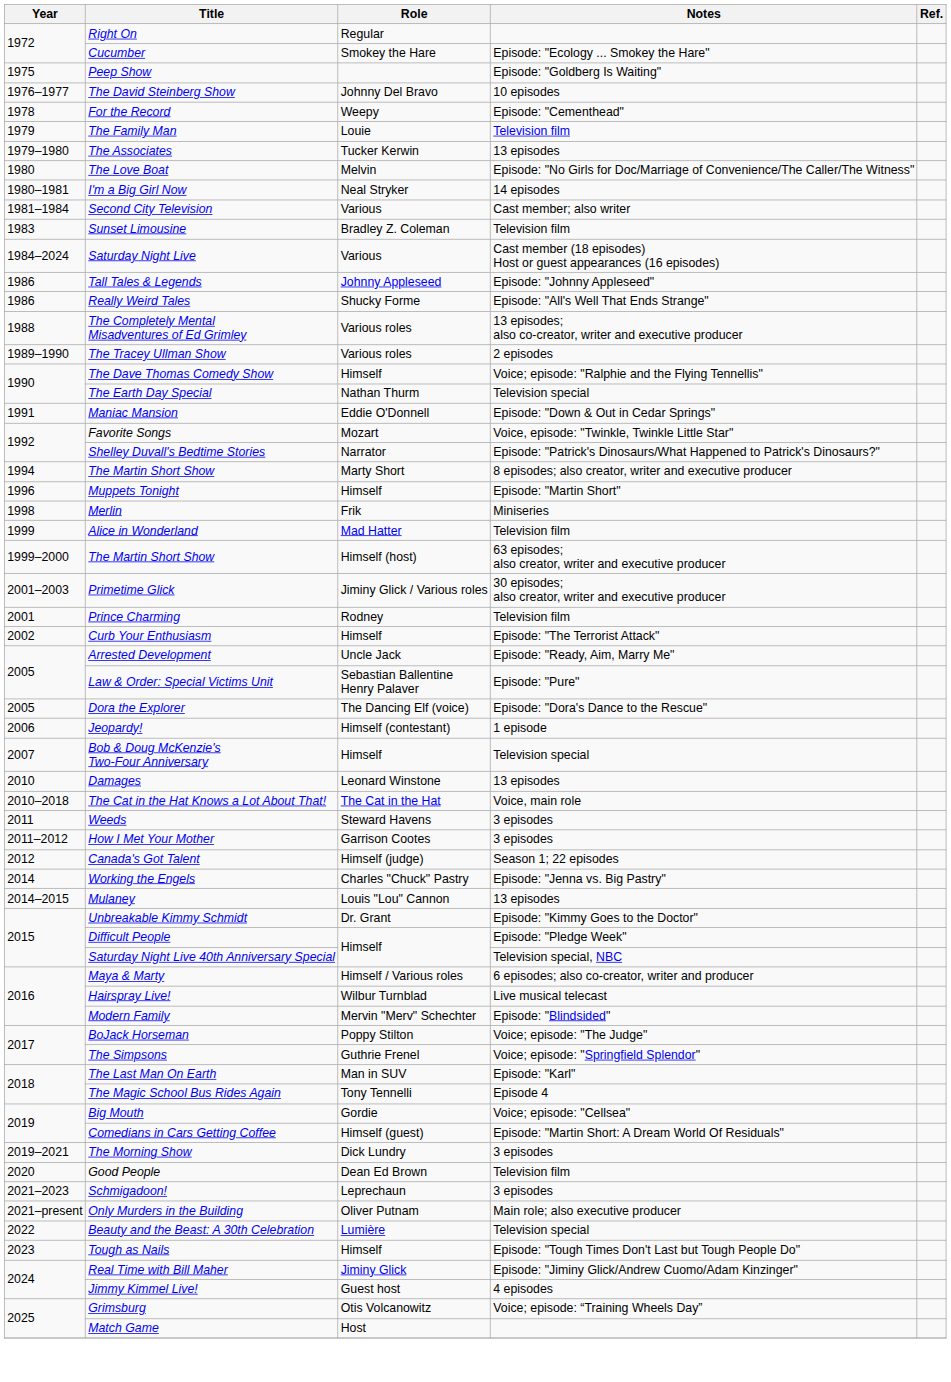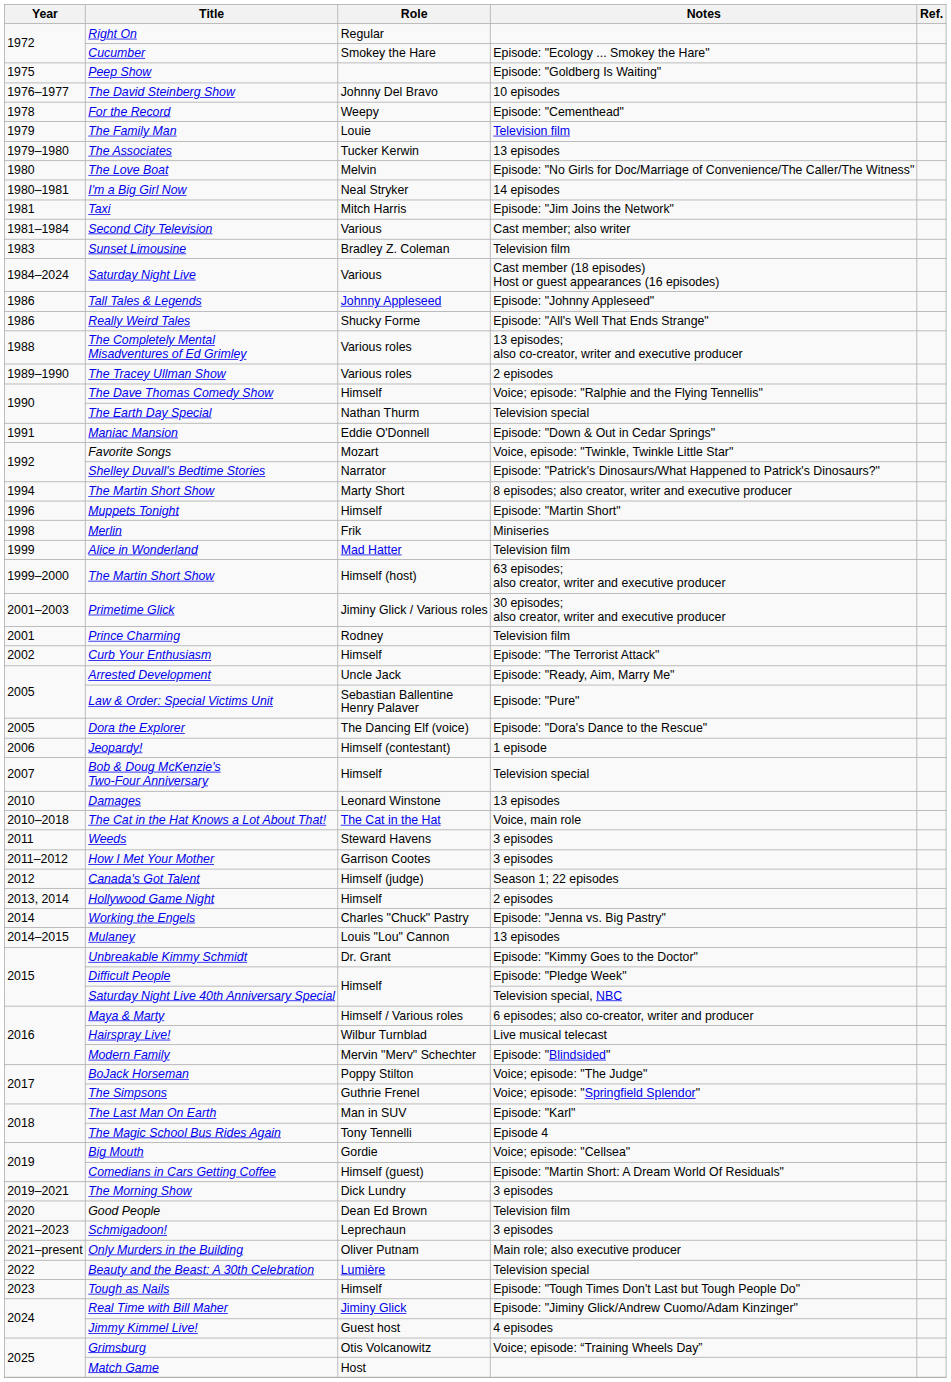+ row: (99, 209)
+ row: (151, 898)
